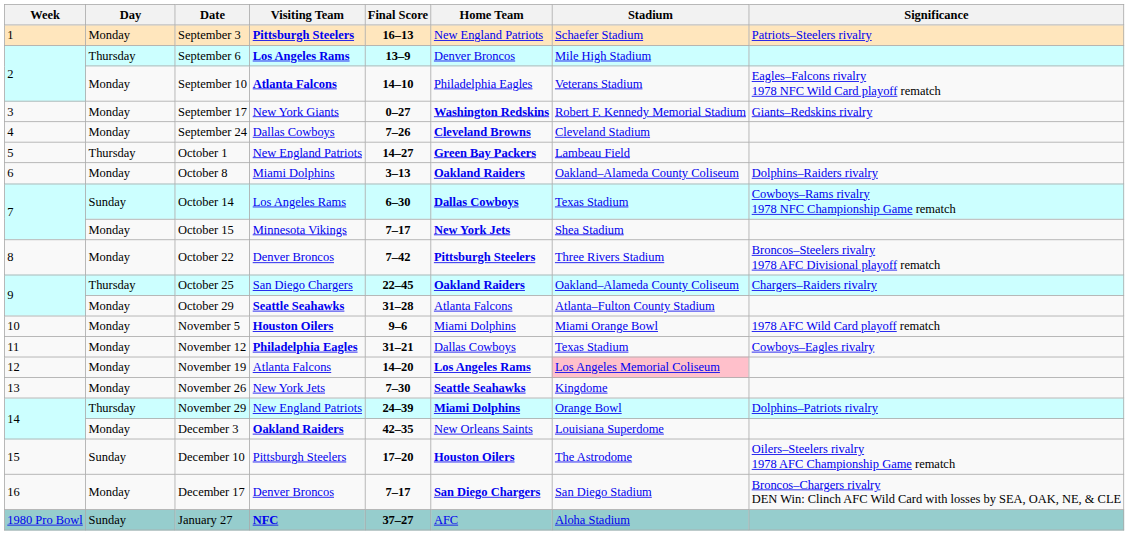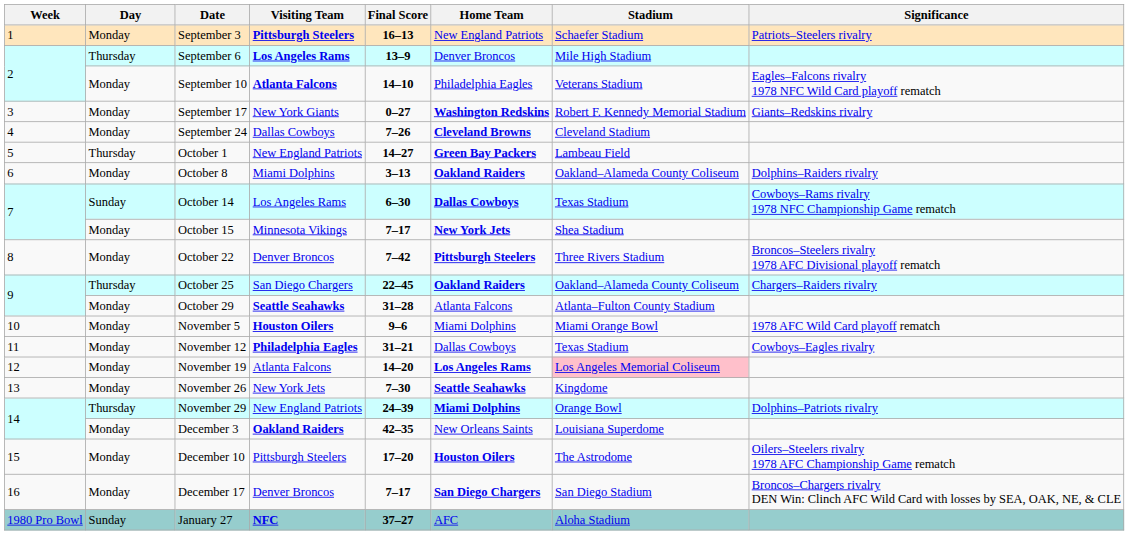(107, 457) Sunday -> (109, 457) Monday
